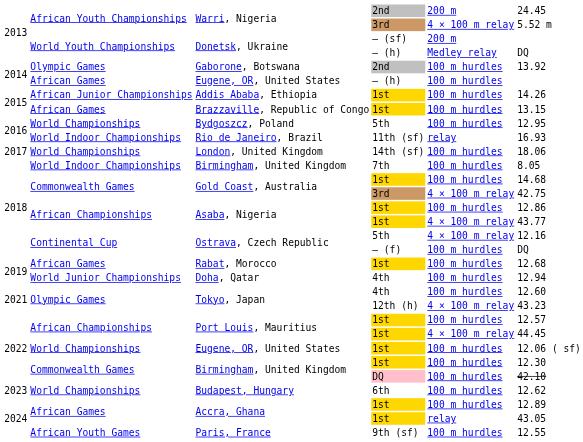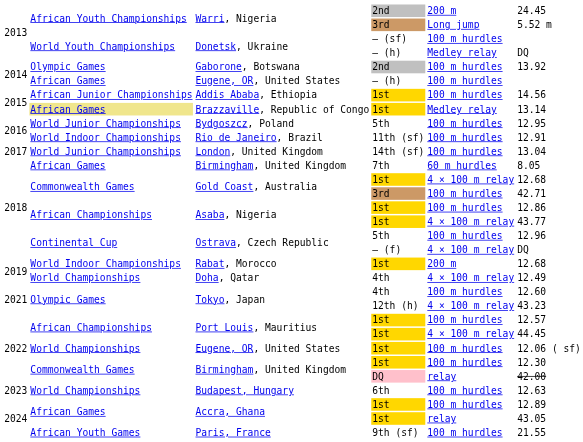(471, 25) 4 × 100 m relay -> (453, 25) Long jump
(442, 39) 200 m -> (465, 39) 100 m hurdles
(532, 95) 14.26 -> (532, 95) 14.56
(68, 109) no background -> (68, 109) khaki background
(465, 109) 100 m hurdles -> (462, 109) Medley relay
(532, 109) 13.15 -> (532, 109) 13.14
(85, 123) World Championships -> (106, 123) World Junior Championships
(442, 137) relay -> (465, 137) 100 m hurdles
(532, 137) 16.93 -> (532, 137) 12.91
(85, 151) World Championships -> (106, 151) World Junior Championships
(532, 151) 18.06 -> (532, 151) 13.04
(106, 165) World Indoor Championships -> (68, 165) African Games
(465, 165) 100 m hurdles -> (462, 165) 60 m hurdles
(465, 179) 100 m hurdles -> (471, 179) 4 × 100 m relay
(532, 179) 14.68 -> (532, 179) 12.68
(471, 194) 4 × 100 m relay -> (465, 194) 100 m hurdles
(532, 194) 42.75 -> (532, 194) 42.71
(471, 236) 4 × 100 m relay -> (465, 236) 100 m hurdles
(532, 236) 12.16 -> (532, 236) 12.96
(465, 250) 100 m hurdles -> (471, 250) 4 × 100 m relay
(68, 264) African Games -> (106, 264) World Indoor Championships
(465, 264) 100 m hurdles -> (442, 264) 200 m
(106, 278) World Junior Championships -> (85, 278) World Championships
(465, 278) 100 m hurdles -> (471, 278) 4 × 100 m relay
(532, 278) 12.94 -> (532, 278) 12.49
(465, 376) 100 m hurdles -> (442, 376) relay
(532, 376) 42.10 -> (532, 376) 42.00
(532, 390) 12.62 -> (532, 390) 12.63
(532, 433) 12.55 -> (532, 433) 21.55
